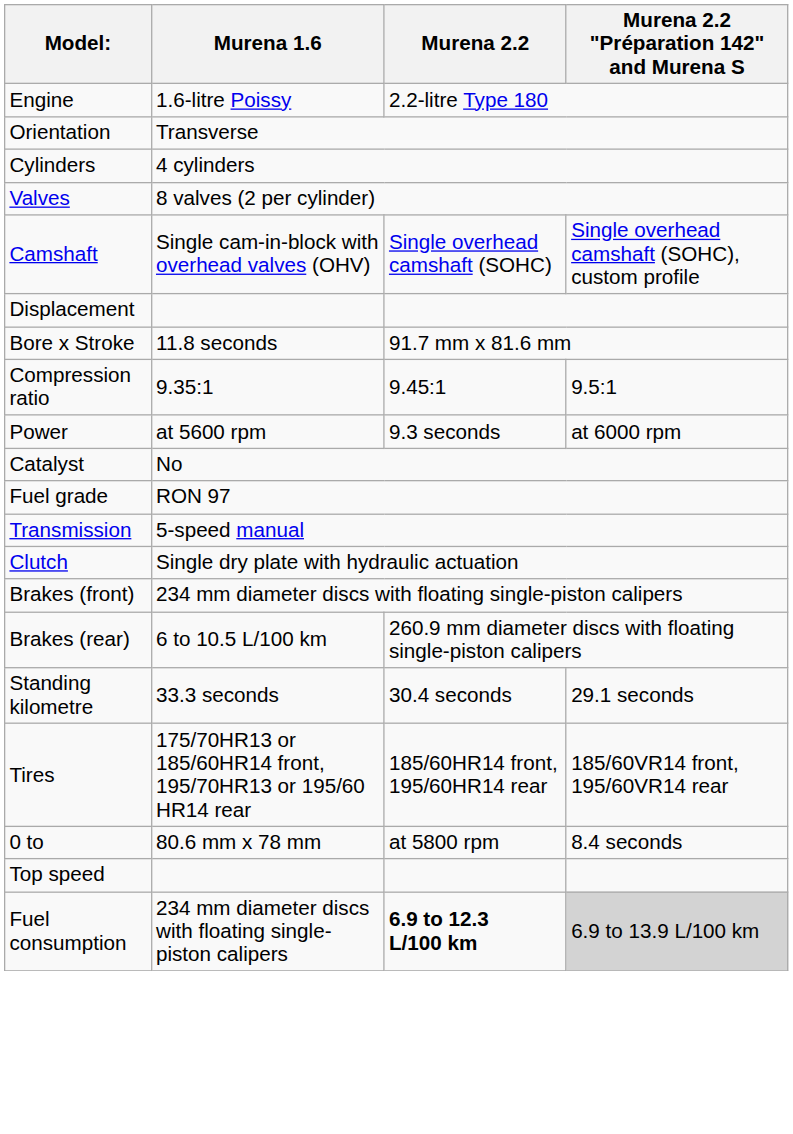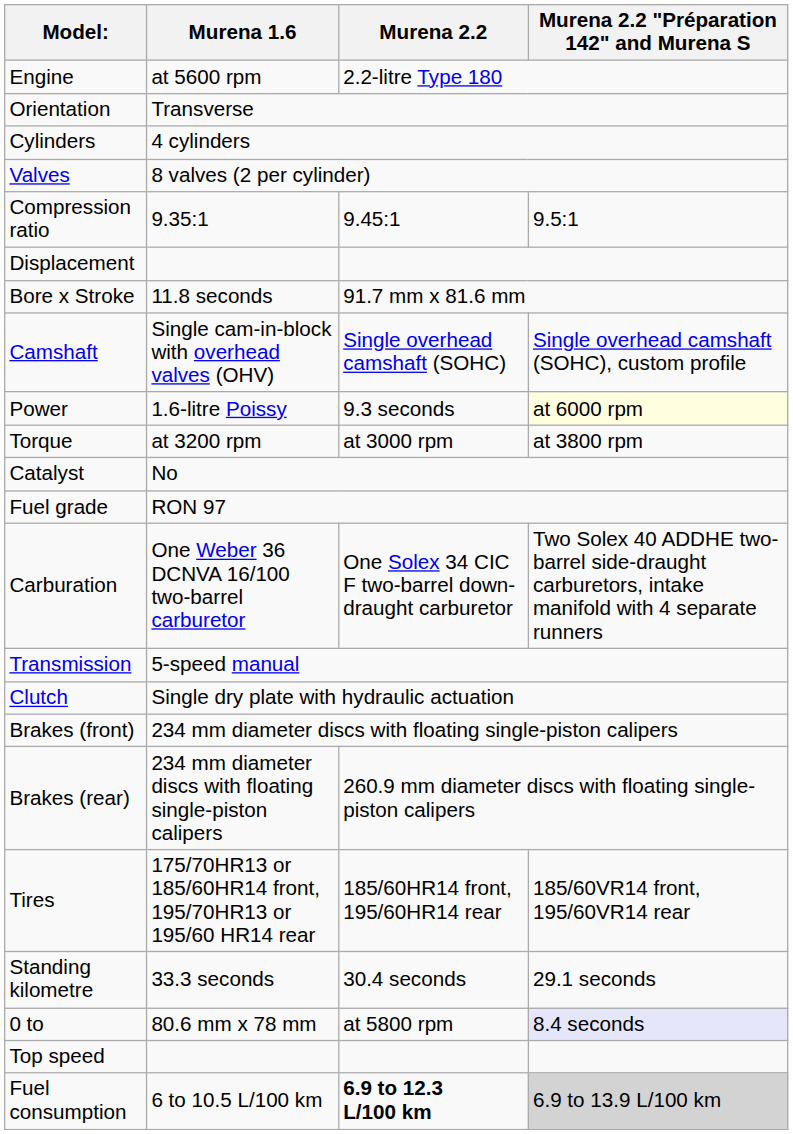(224, 100) 1.6-litre Poissy -> (206, 76) at 5600 rpm
rows swapped: (54, 254) <-> (70, 387)
(211, 431) at 5600 rpm -> (219, 408) 1.6-litre Poissy
(626, 431) no background -> (588, 408) lightyellow background
+ row: (41, 441)
+ row: (63, 585)
(241, 639) 6 to 10.5 L/100 km -> (232, 797) 234 mm diameter discs with floating single-piston calipers
rows swapped: (32, 774) <-> (51, 695)
(627, 842) no background -> (589, 1023) lavender background
(263, 930) 234 mm diameter discs with floating single-piston calipers -> (237, 1100) 6 to 10.5 L/100 km
